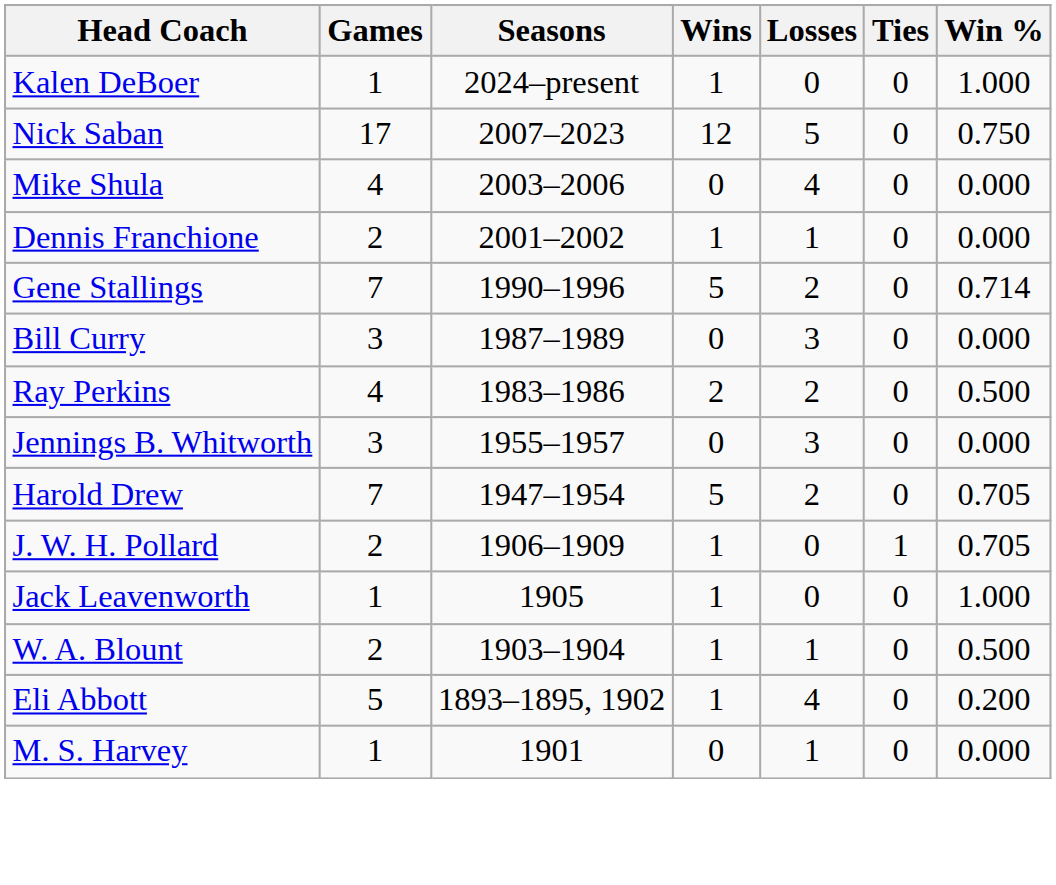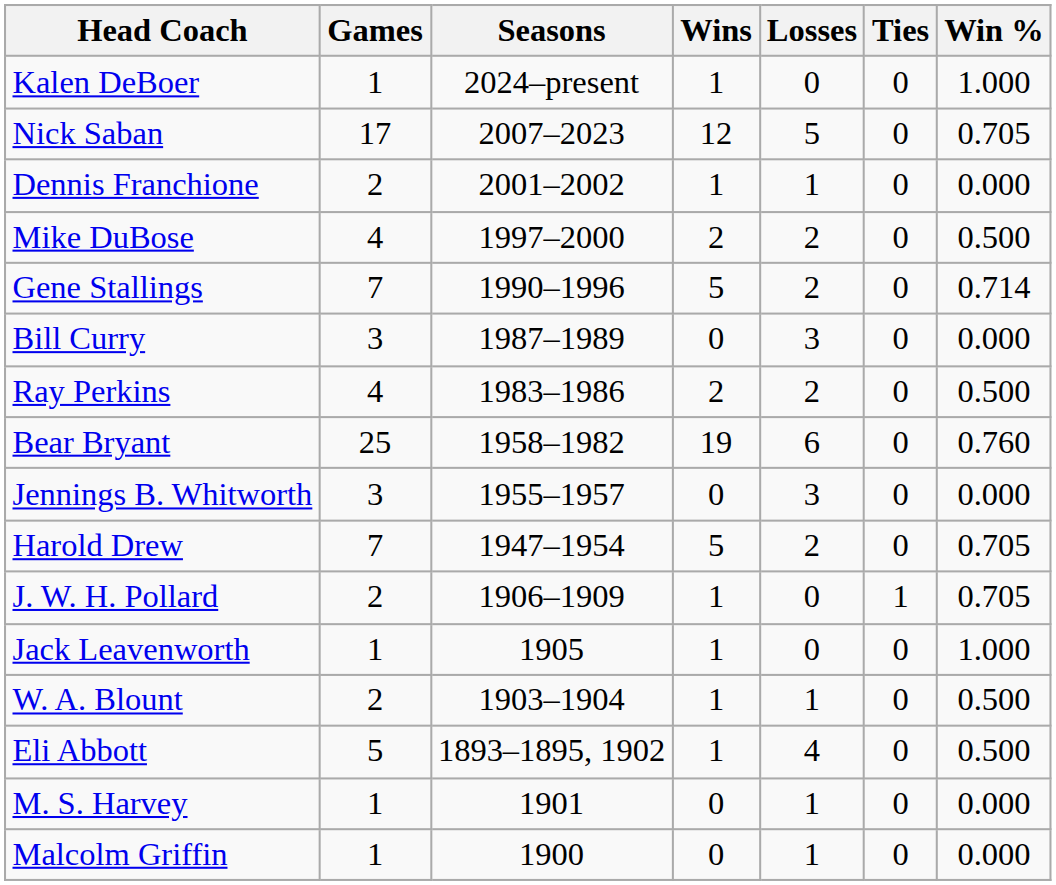(994, 133) 0.750 -> (994, 133) 0.705
- row: (88, 184)
+ row: (103, 236)
+ row: (91, 442)
(994, 699) 0.200 -> (994, 751) 0.500
+ row: (120, 854)
